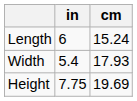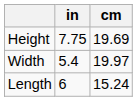rows swapped: (29, 84) <-> (30, 38)
(111, 61) 17.93 -> (111, 61) 19.97
